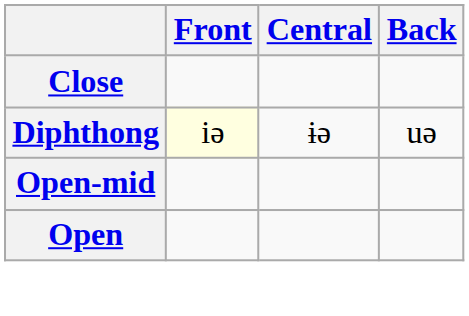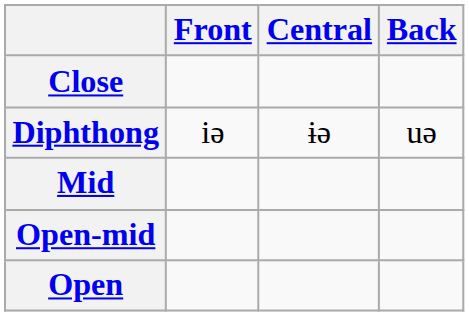(213, 132) lightyellow background -> (213, 132) no background
+ row: (86, 183)
